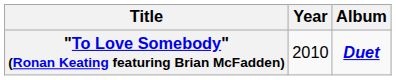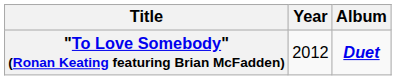(310, 52) 2010 -> (310, 52) 2012
